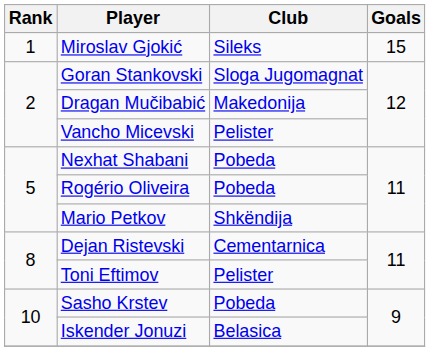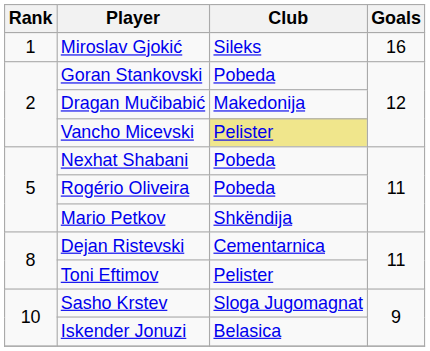(396, 47) 15 -> (396, 47) 16
(288, 75) Sloga Jugomagnat -> (244, 75) Pobeda
(243, 132) no background -> (243, 132) khaki background
(244, 302) Pobeda -> (288, 302) Sloga Jugomagnat
